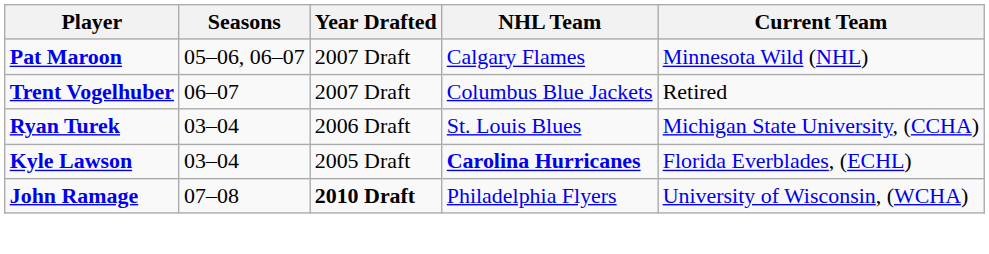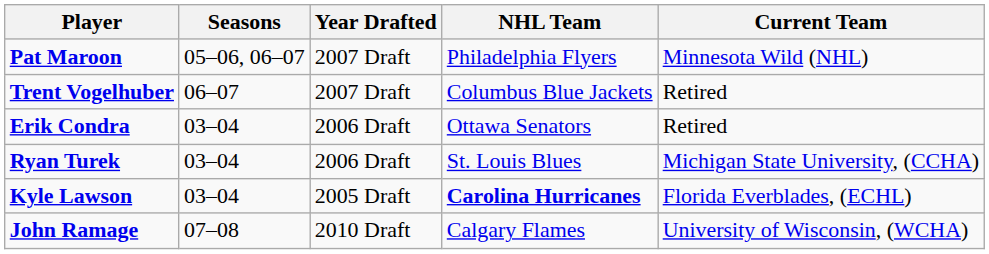(516, 56) Calgary Flames -> (532, 56) Philadelphia Flyers
+ row: (70, 126)
(365, 195) bold -> (363, 230) normal
(532, 195) Philadelphia Flyers -> (516, 230) Calgary Flames
